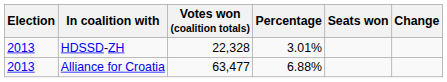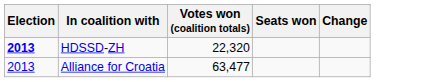- column: (289, 21)
(21, 47) normal -> (21, 47) bold
(231, 47) 22,328 -> (231, 47) 22,320
